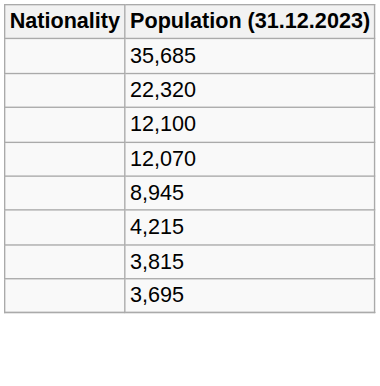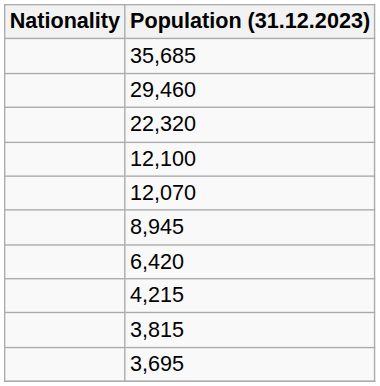+ row: (163, 90)
+ row: (157, 261)
